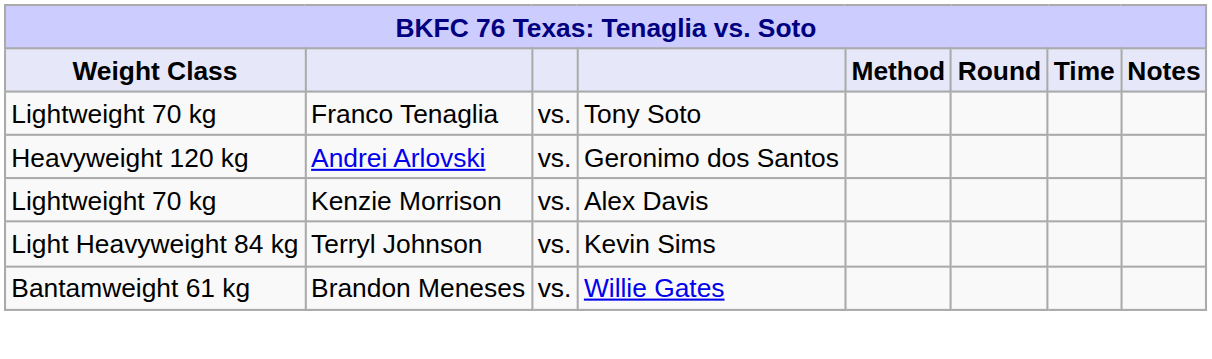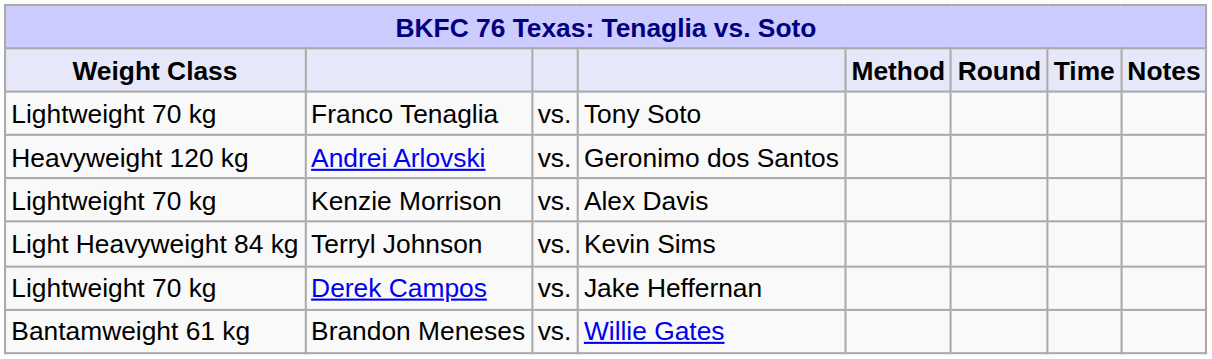+ row: (399, 287)
